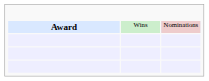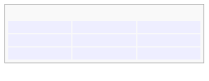- row: (64, 27)
